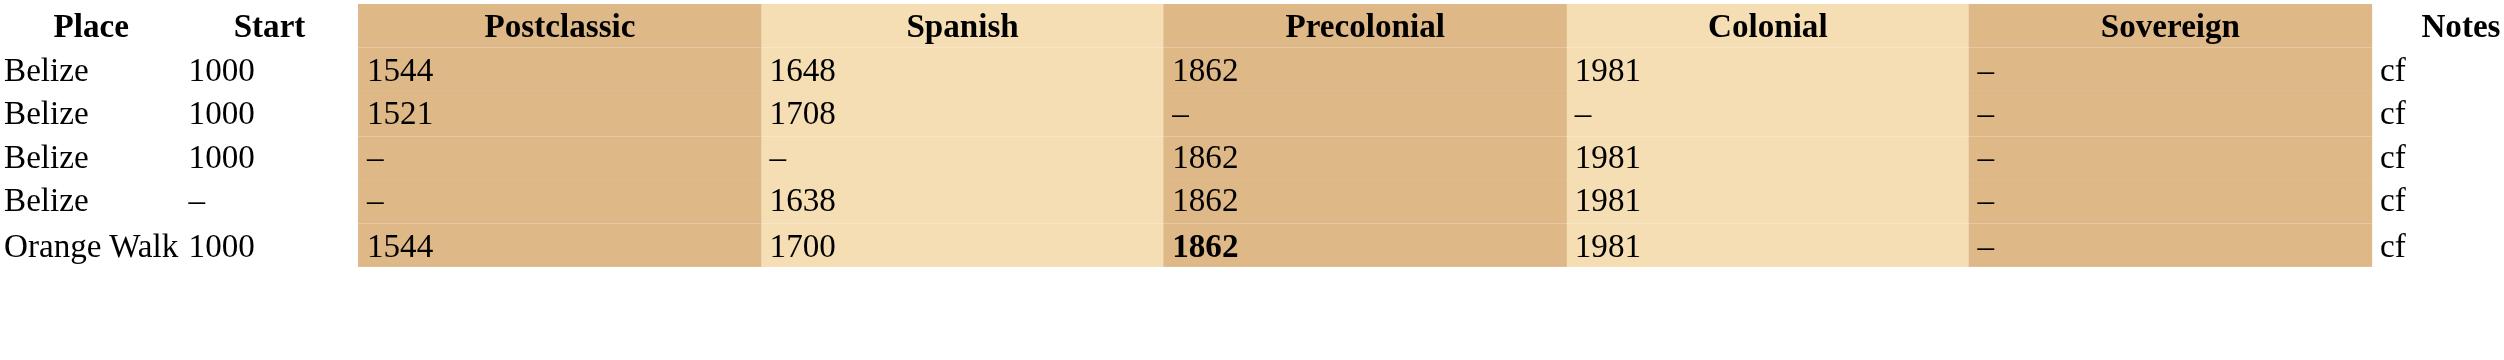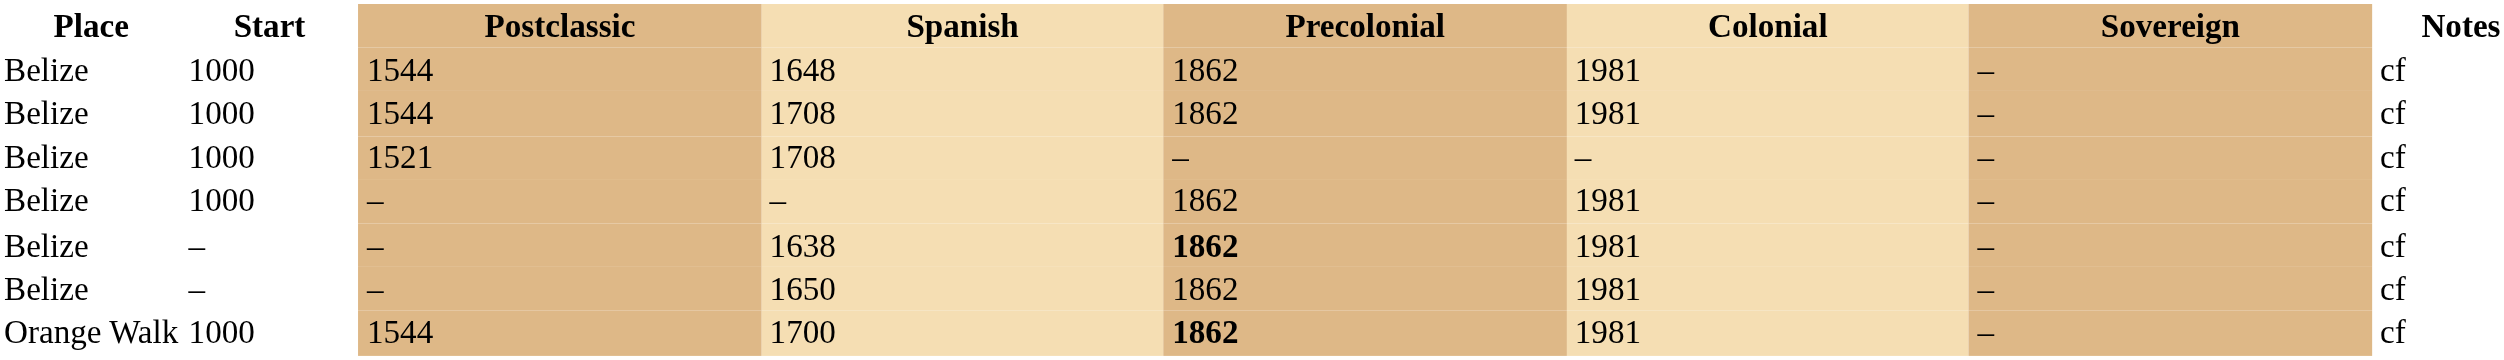+ row: (400, 113)
(1205, 200) normal -> (1205, 244) bold
+ row: (375, 288)
